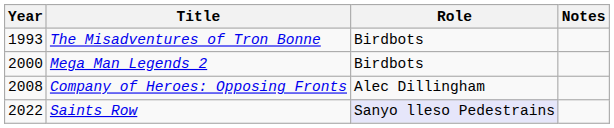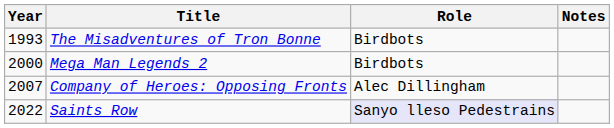(26, 88) 2008 -> (26, 88) 2007
